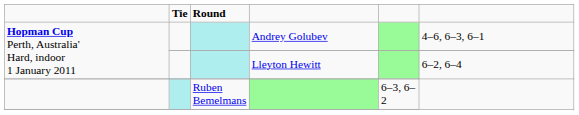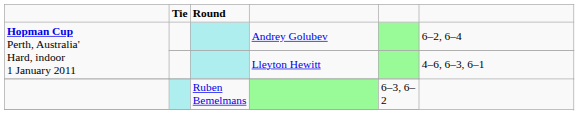(453, 36) 4–6, 6–3, 6–1 -> (442, 36) 6–2, 6–4
(442, 64) 6–2, 6–4 -> (453, 64) 4–6, 6–3, 6–1
